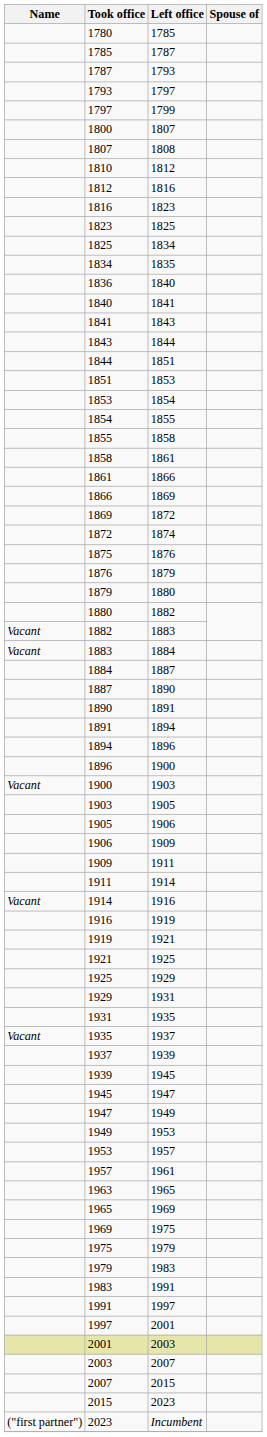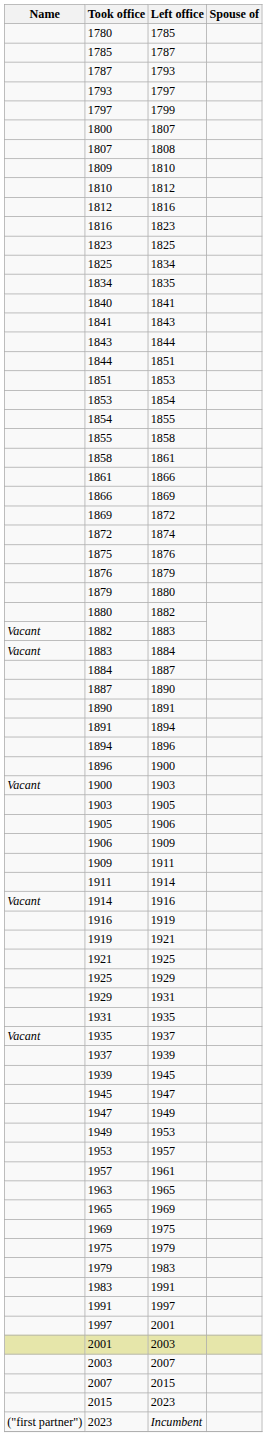+ row: (100, 168)
- row: (100, 284)
